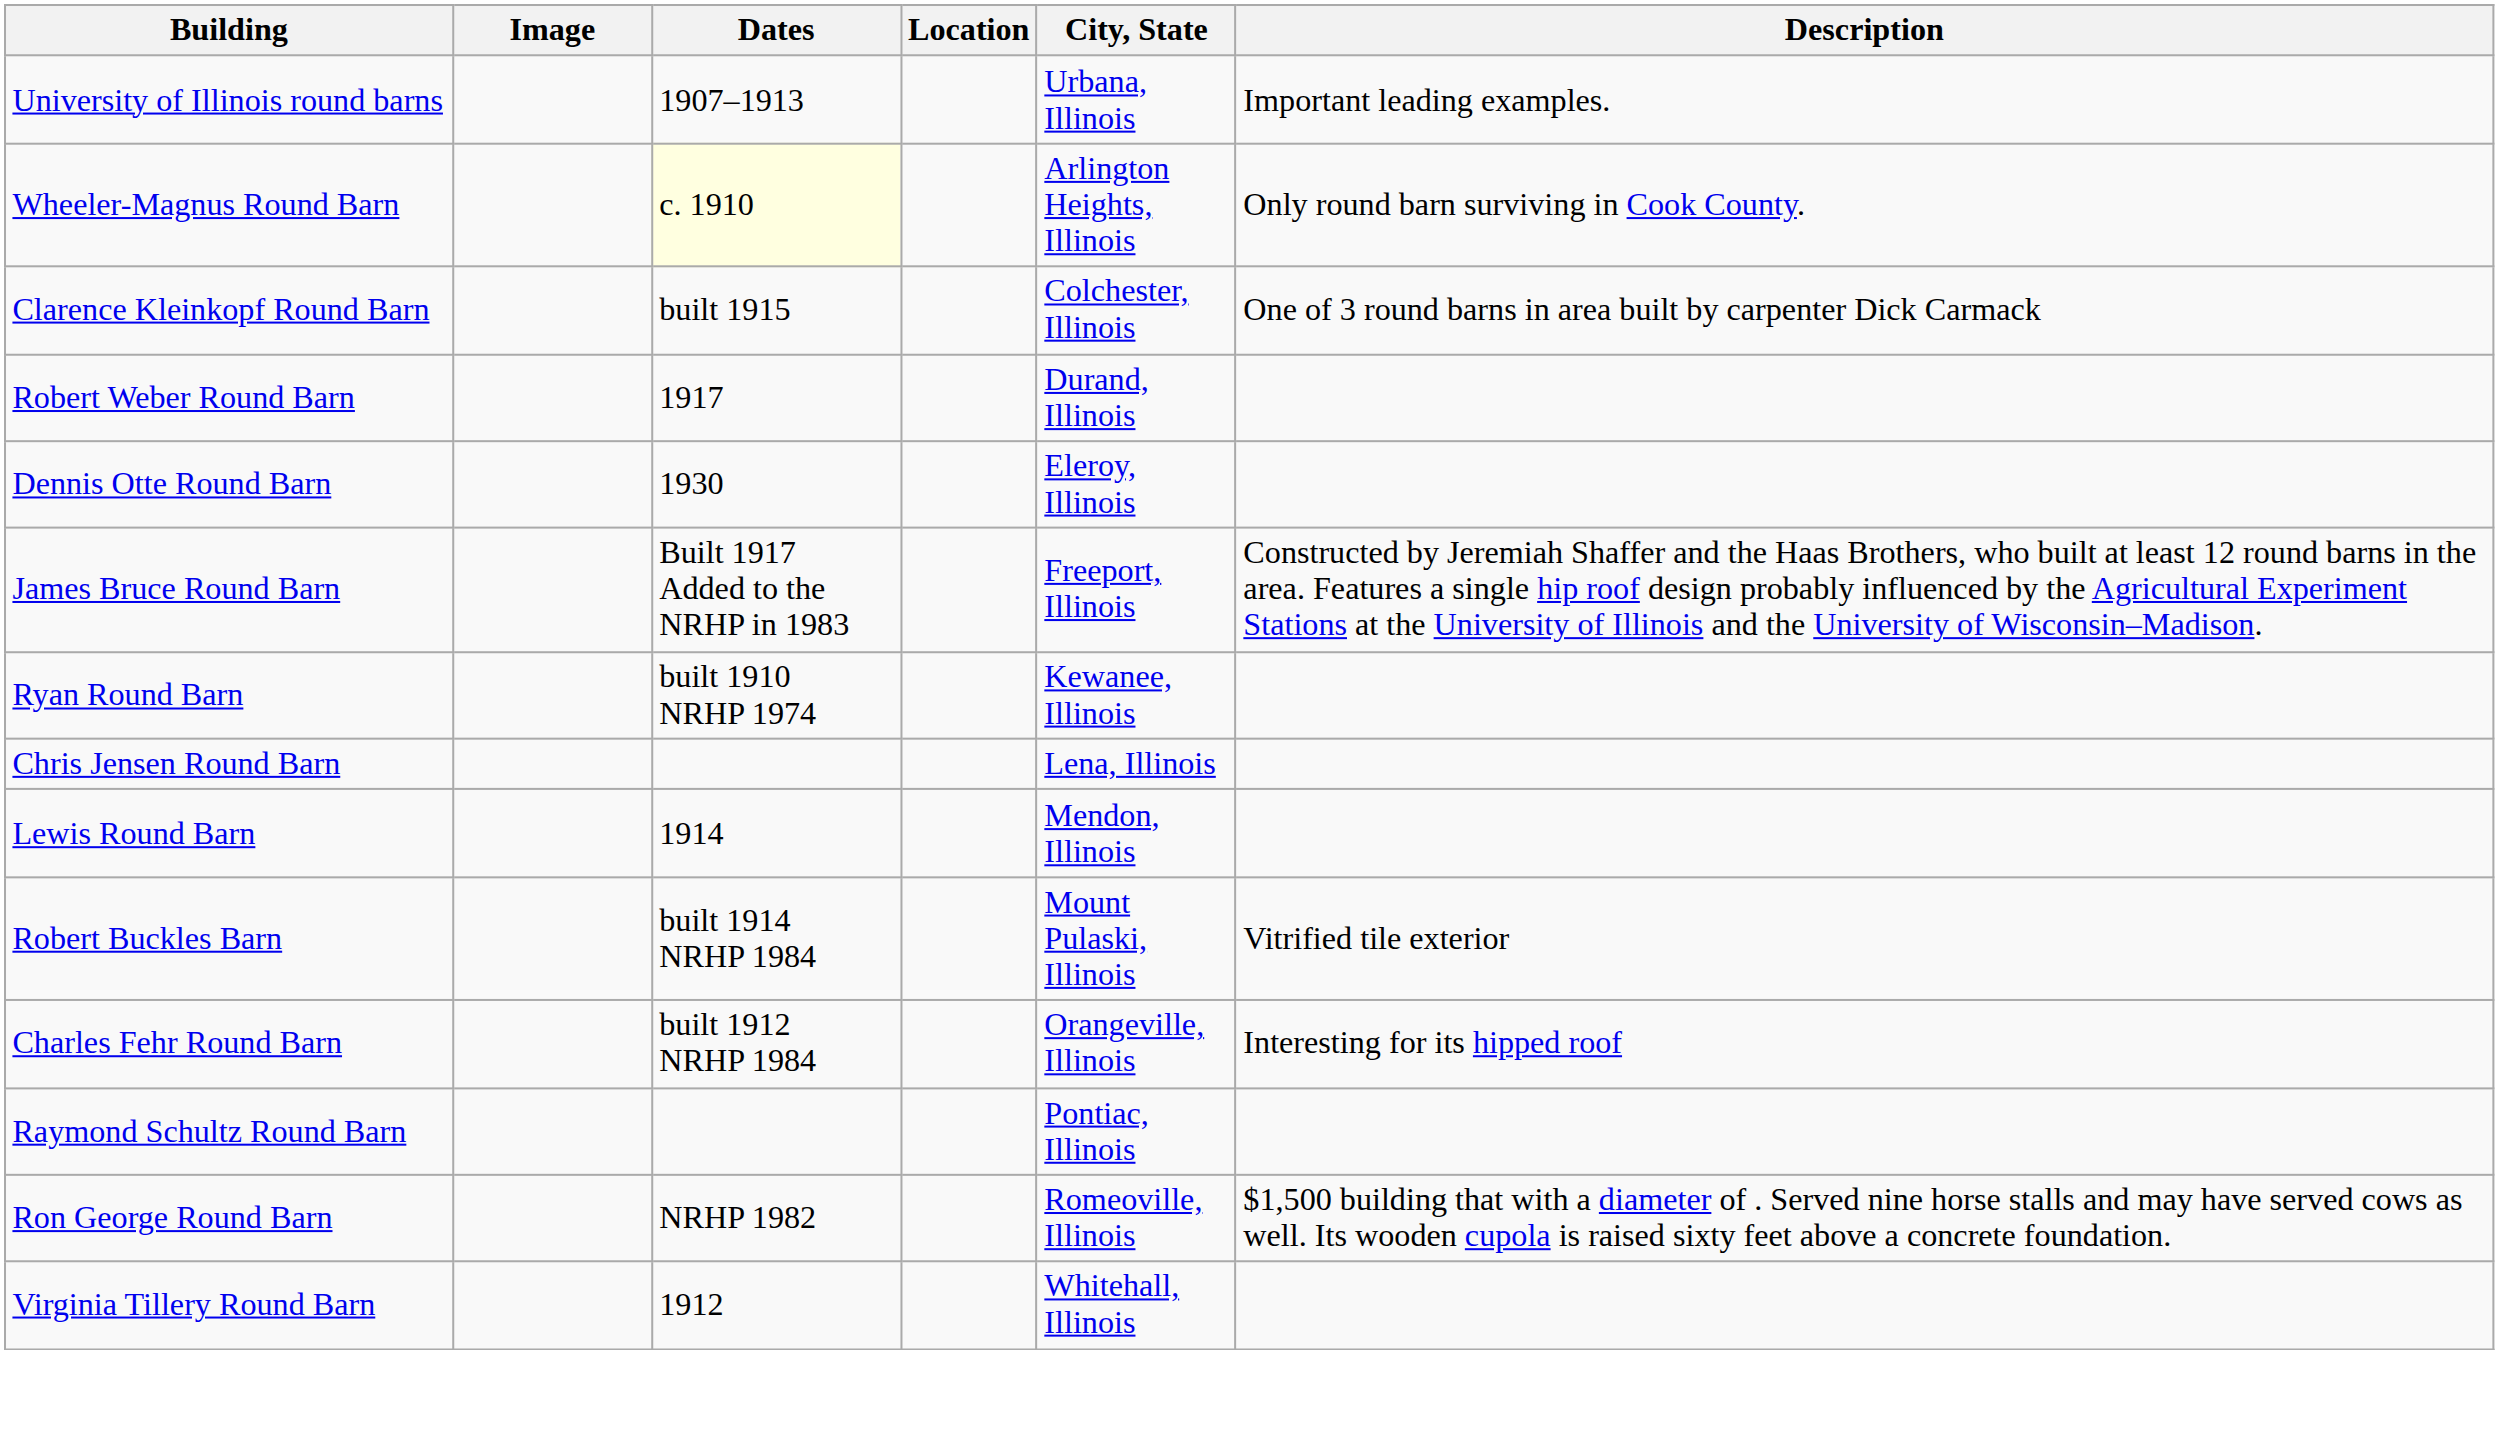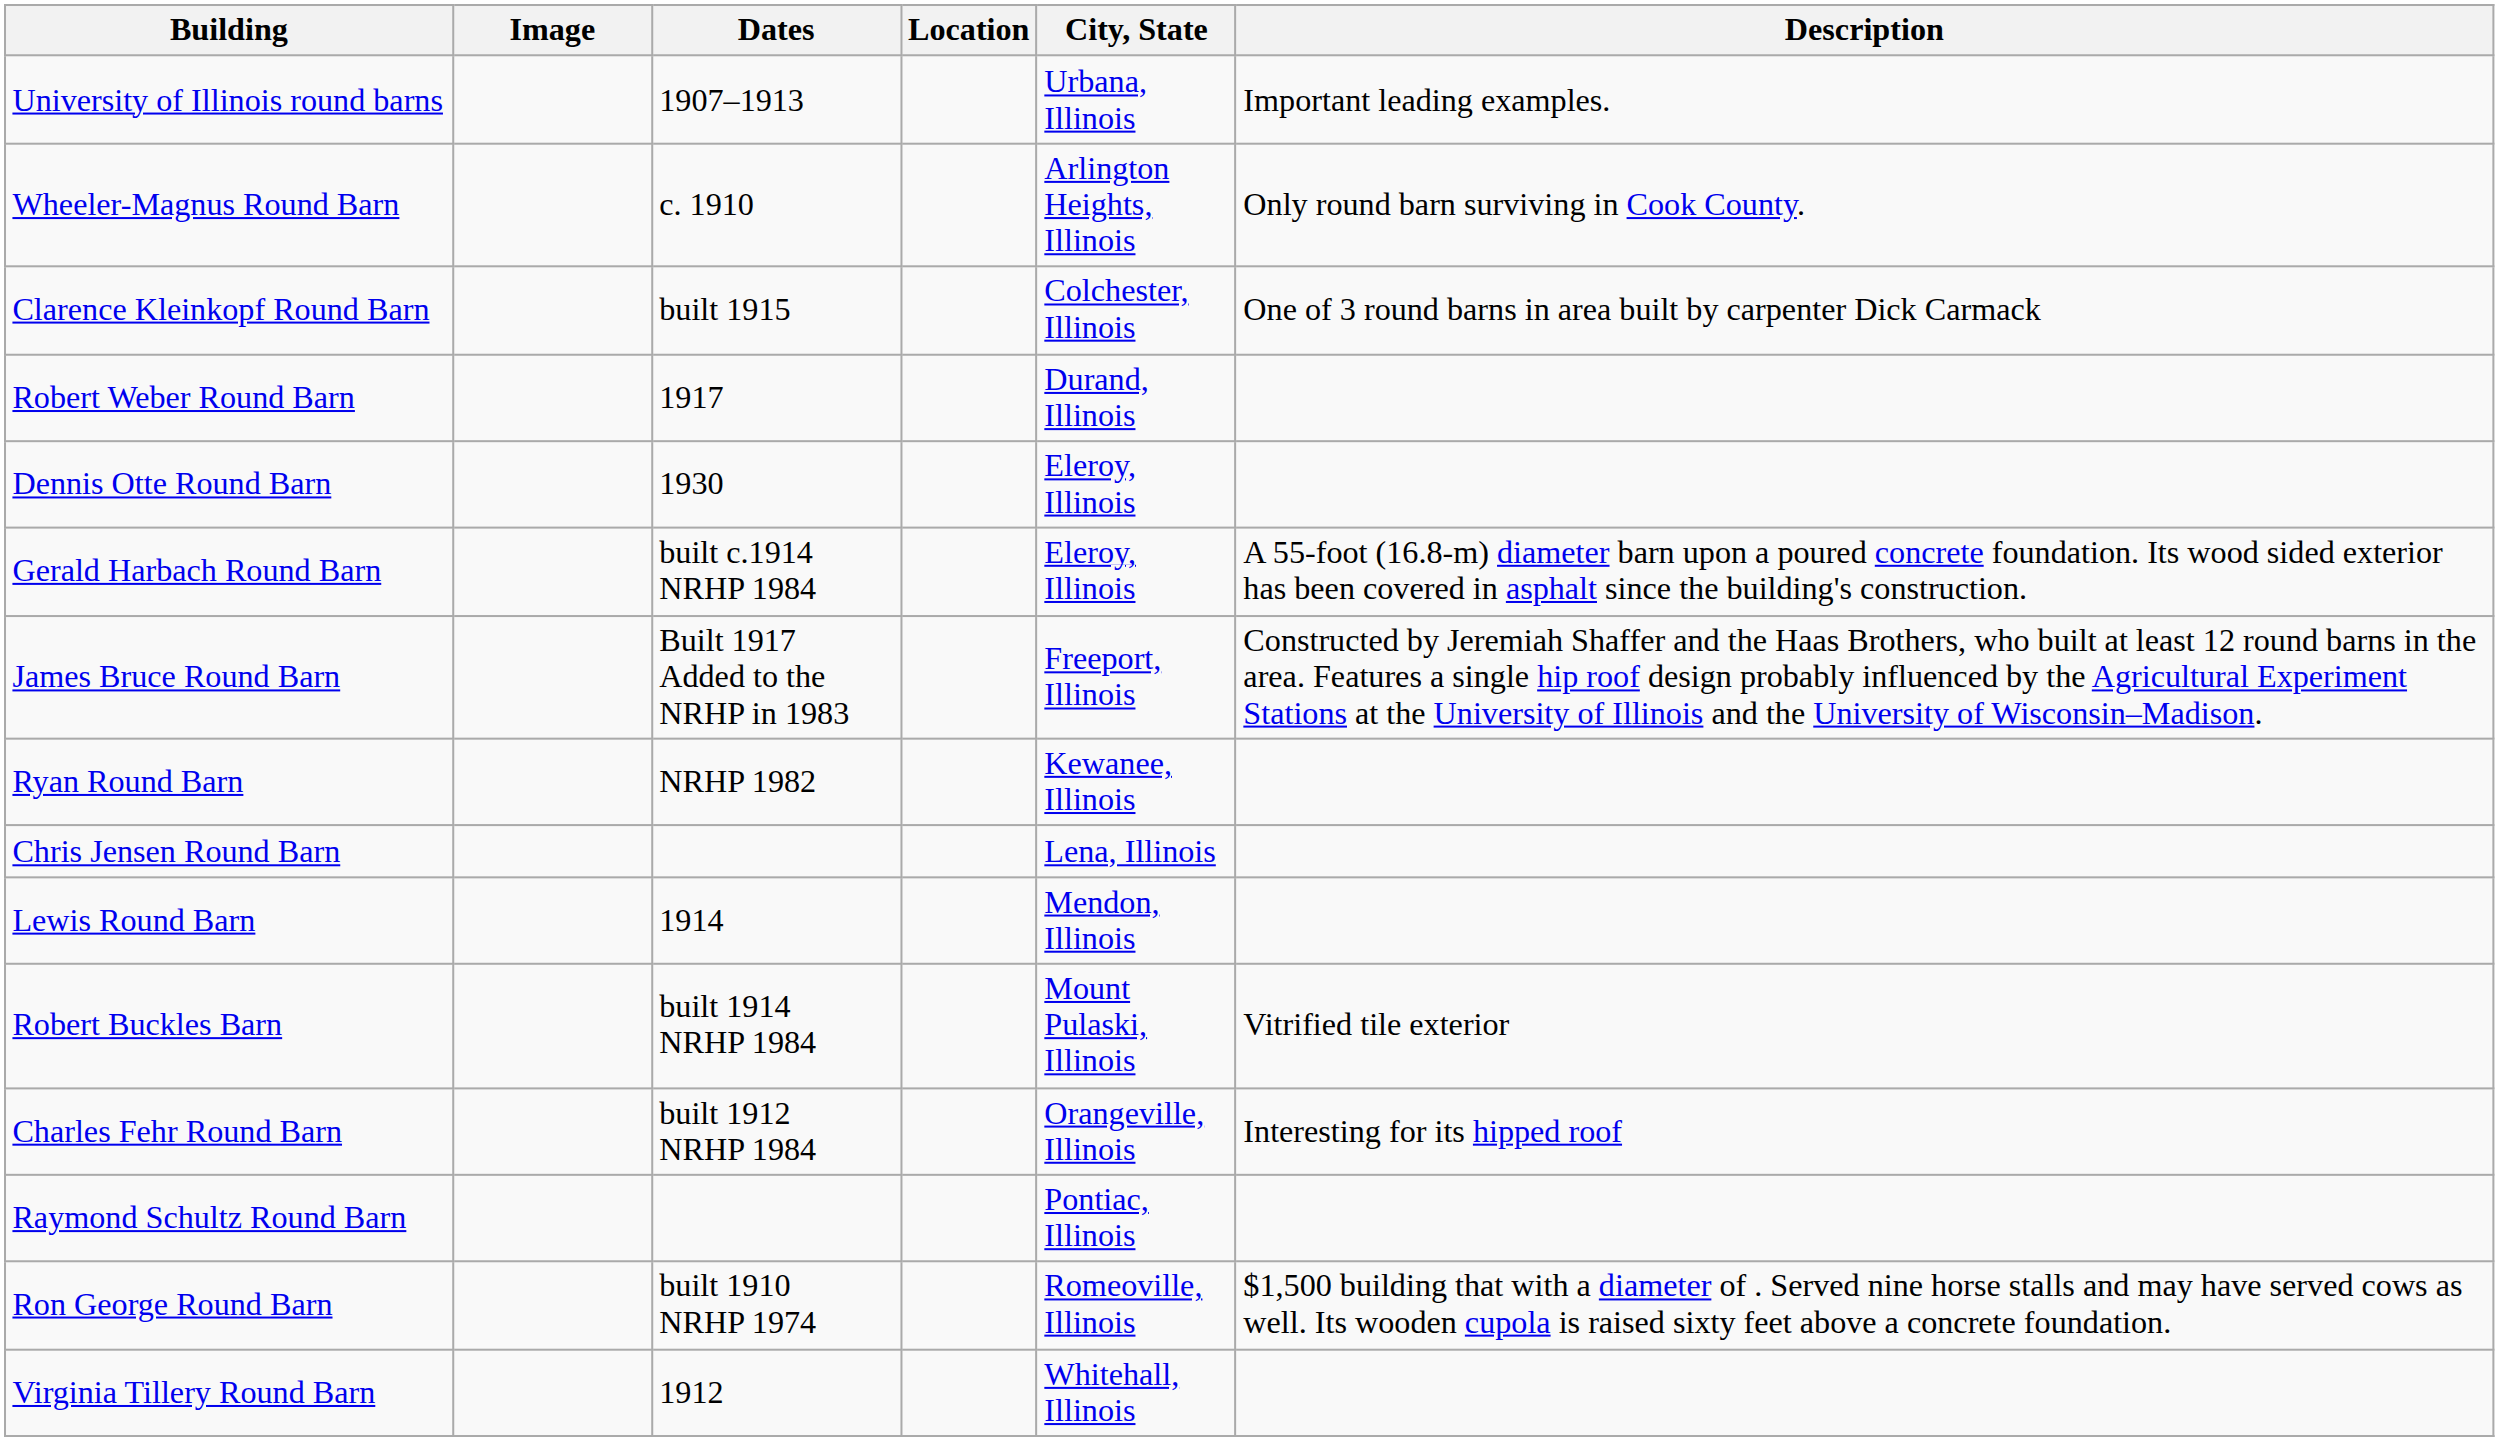(707, 204) lightyellow background -> (707, 204) no background
+ row: (197, 571)
(738, 694) built 1910 NRHP 1974 -> (738, 781) NRHP 1982
(738, 1217) NRHP 1982 -> (738, 1304) built 1910 NRHP 1974
